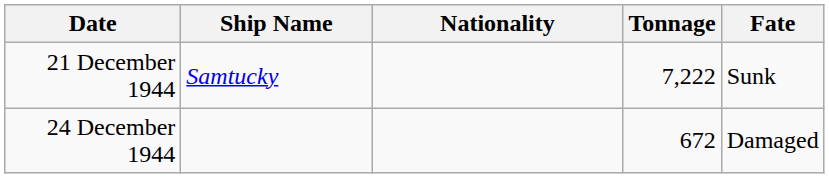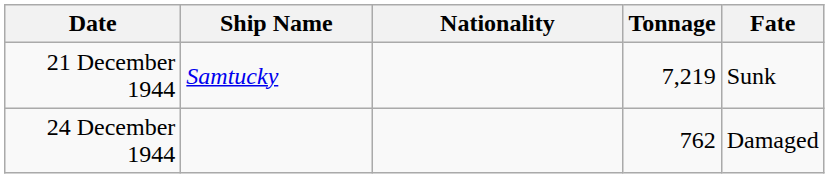(689, 75) 7,222 -> (689, 75) 7,219
(698, 140) 672 -> (698, 140) 762
